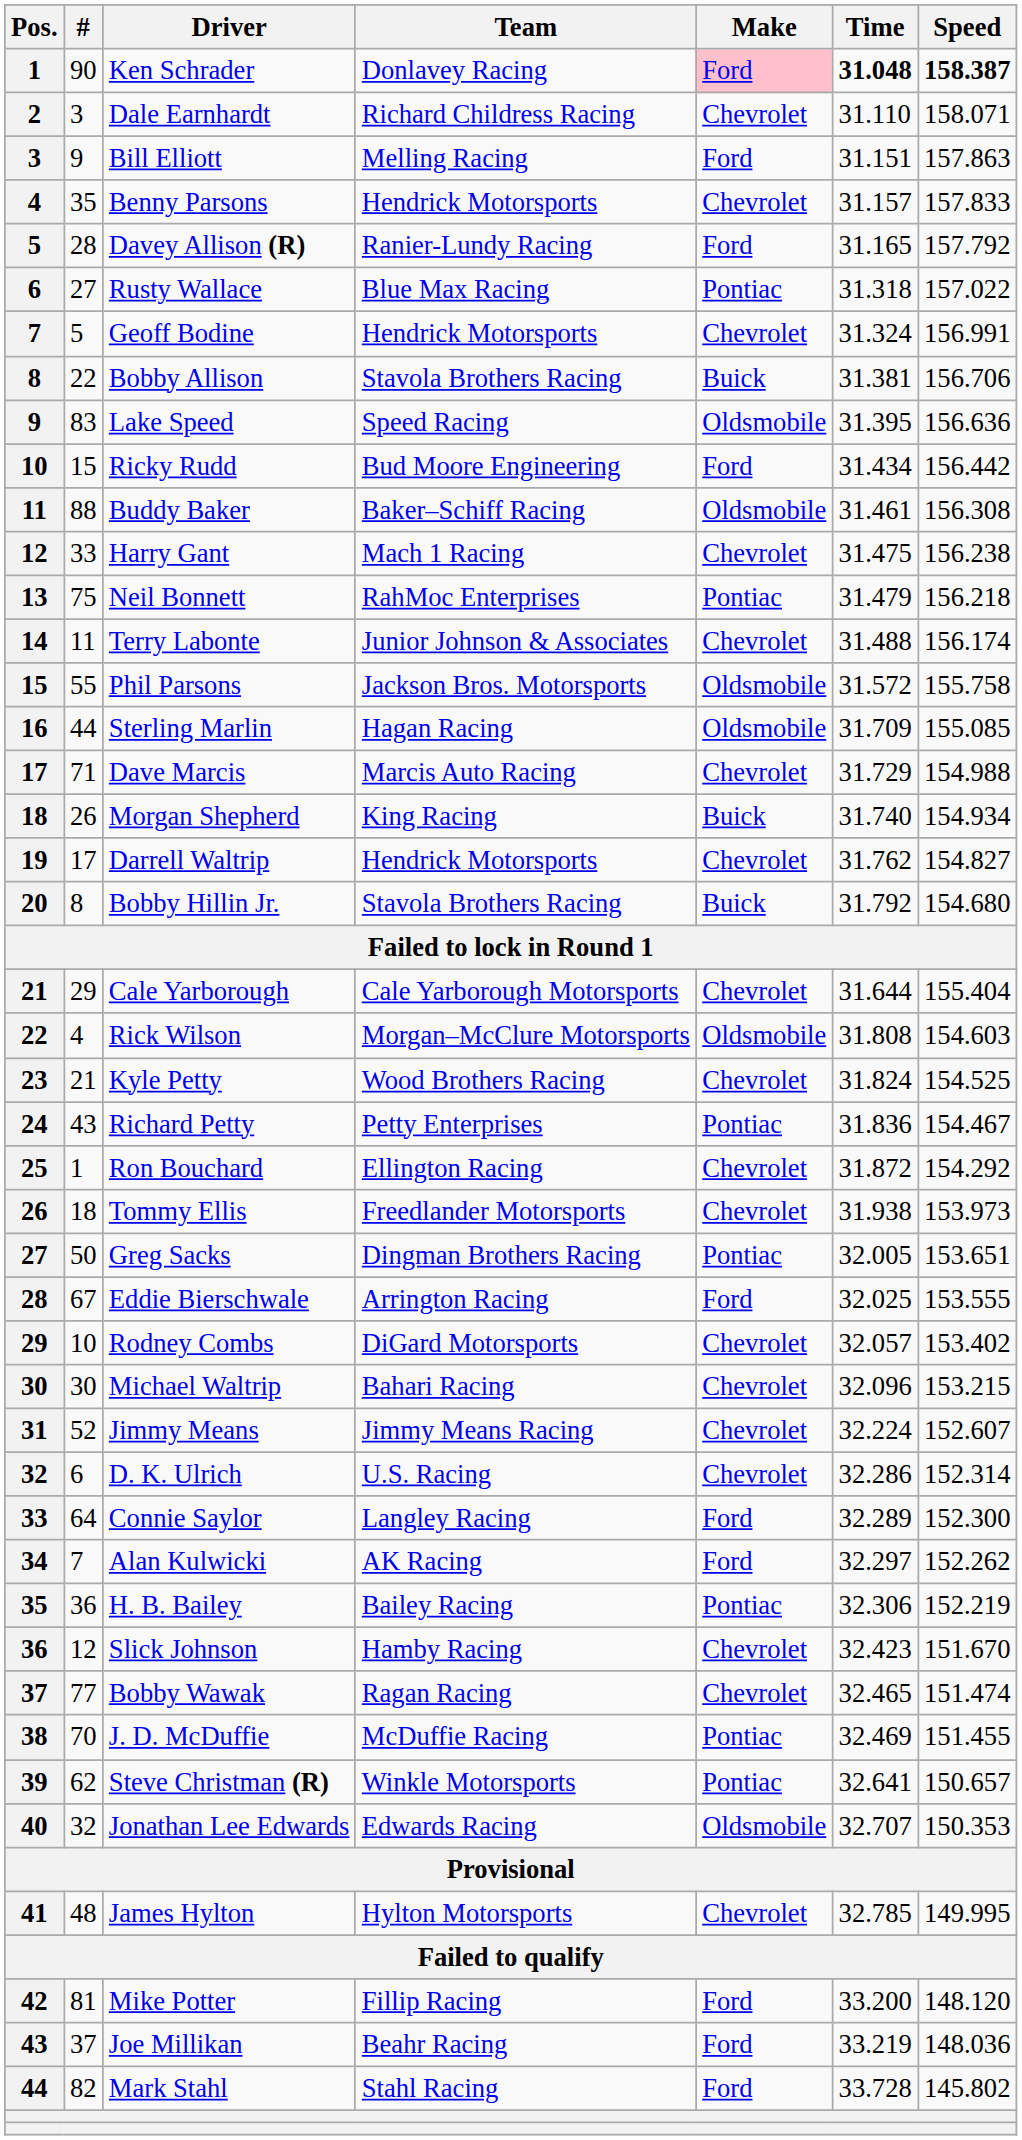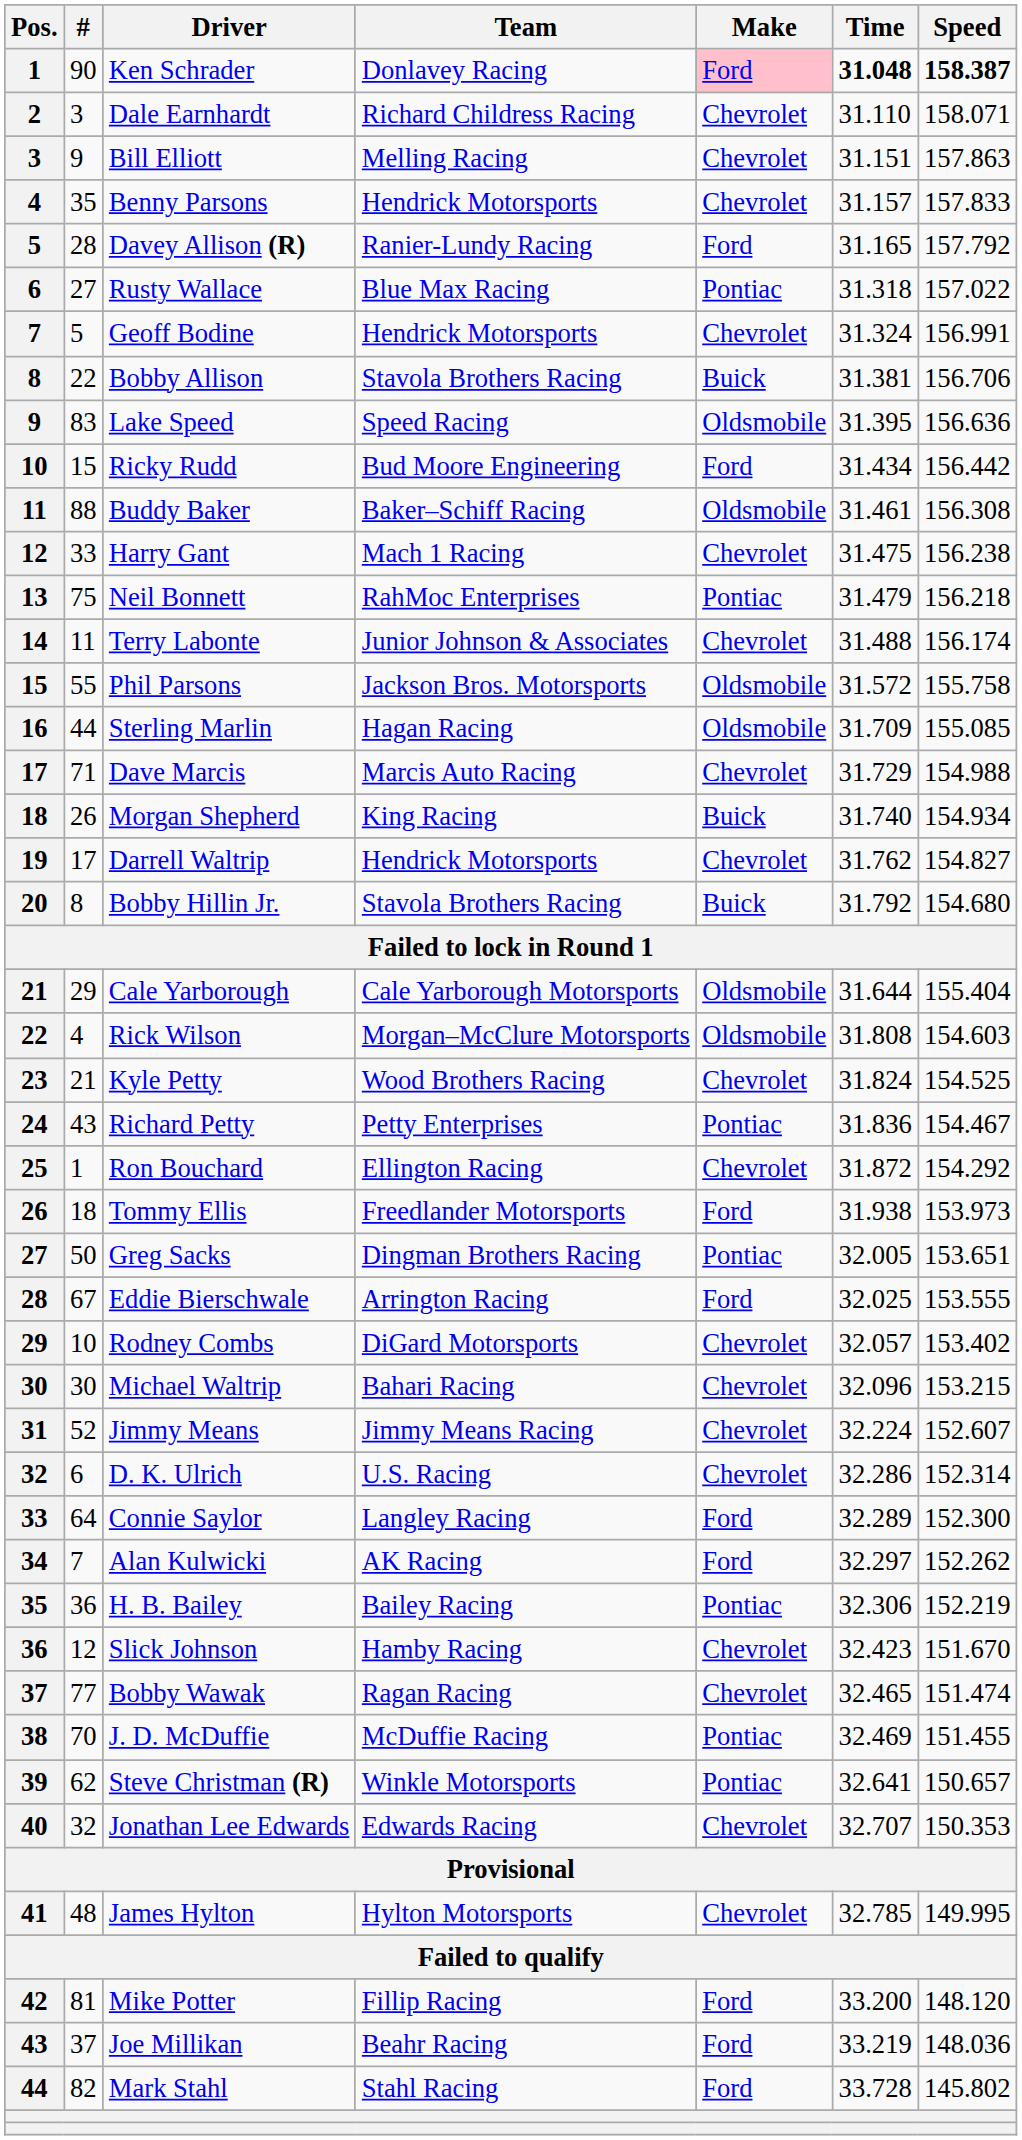(727, 158) Ford -> (755, 158) Chevrolet
(755, 991) Chevrolet -> (764, 991) Oldsmobile
(755, 1210) Chevrolet -> (727, 1210) Ford
(764, 1824) Oldsmobile -> (755, 1824) Chevrolet
